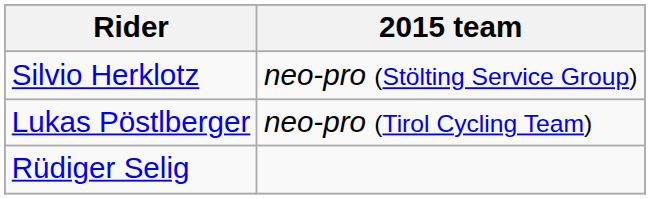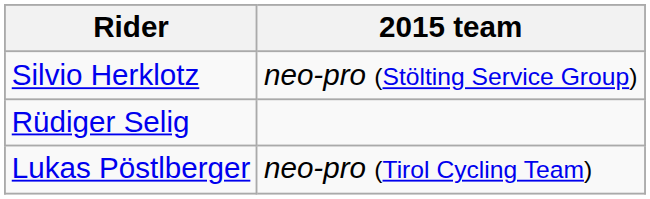rows swapped: (131, 121) <-> (101, 168)
